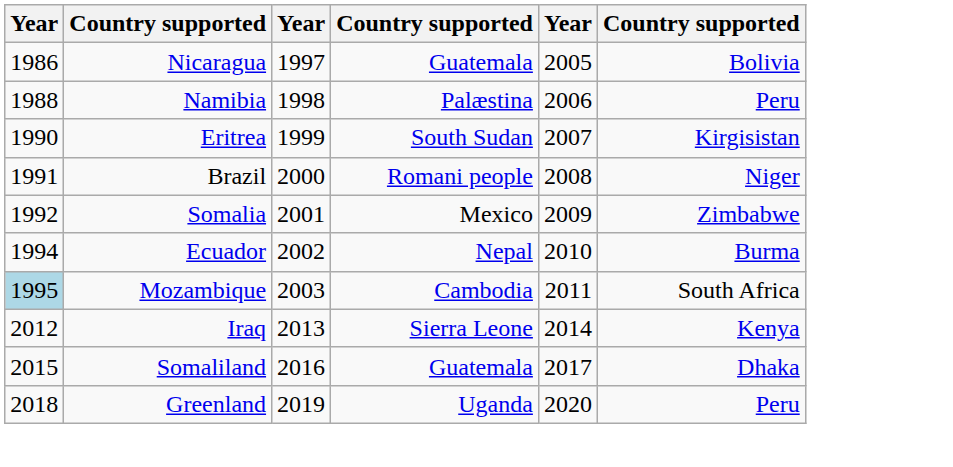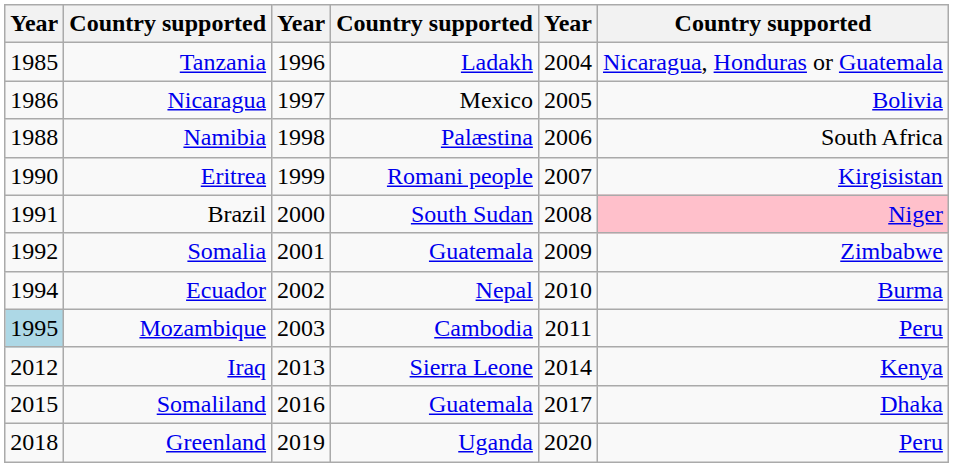+ row: (223, 61)
(481, 61) Guatemala -> (496, 99) Mexico
(778, 99) Peru -> (882, 137) South Africa
(472, 137) South Sudan -> (460, 175) Romani people
(460, 175) Romani people -> (472, 213) South Sudan
(772, 175) no background -> (916, 213) pink background
(496, 213) Mexico -> (481, 251) Guatemala
(739, 289) South Africa -> (921, 328) Peru
